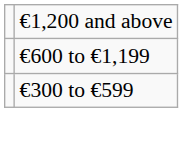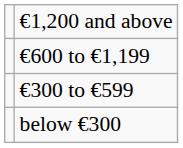+ row: (70, 124)
